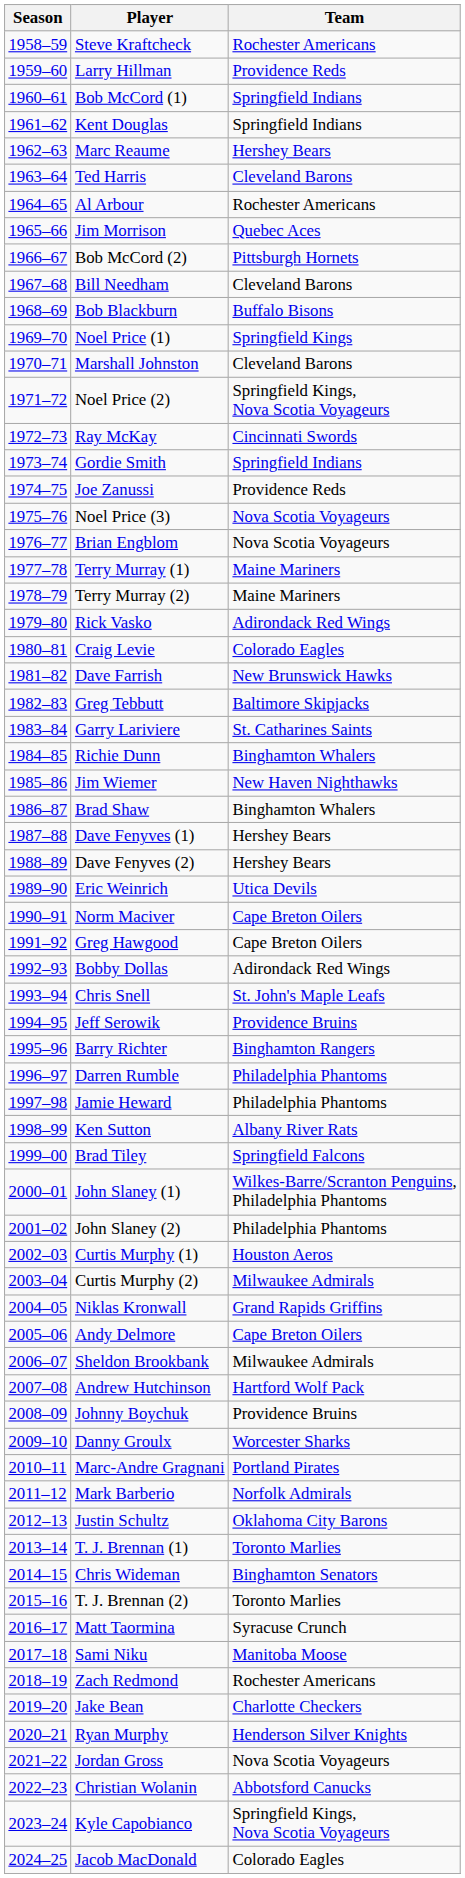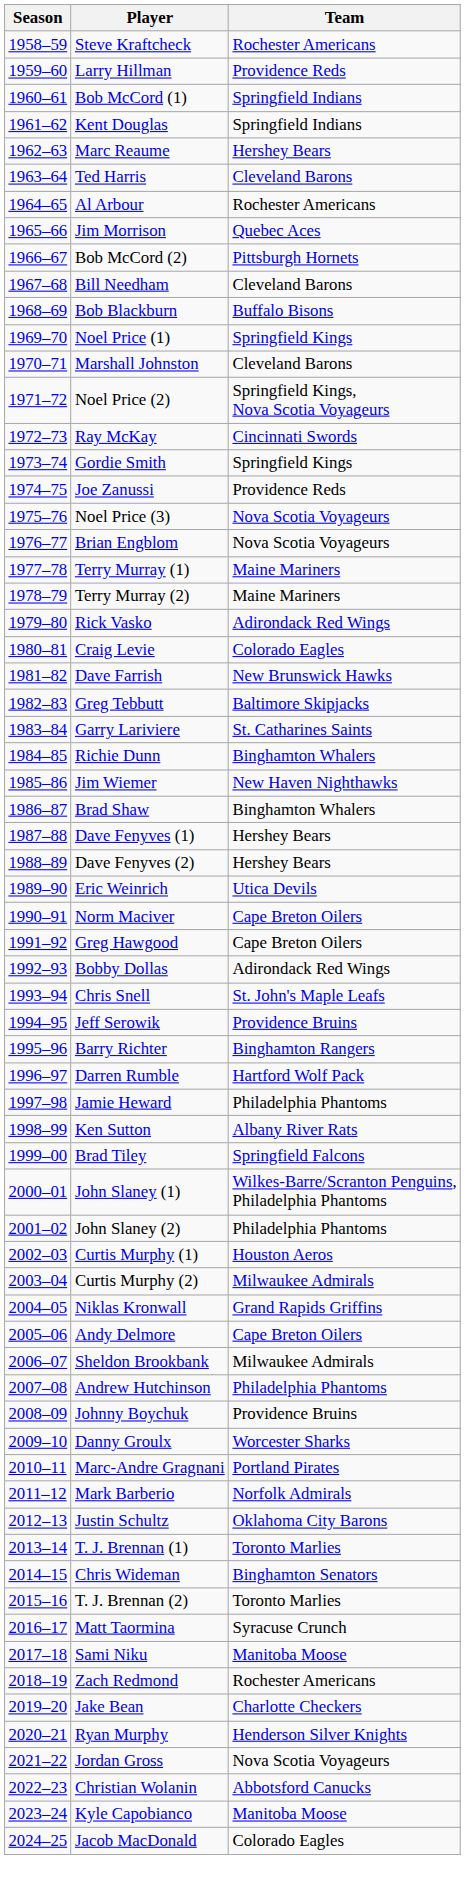(297, 463) Springfield Indians -> (292, 463) Springfield Kings
(310, 1075) Philadelphia Phantoms -> (298, 1075) Hartford Wolf Pack
(298, 1387) Hartford Wolf Pack -> (310, 1387) Philadelphia Phantoms
(311, 1823) Springfield Kings, Nova Scotia Voyageurs -> (290, 1814) Manitoba Moose
